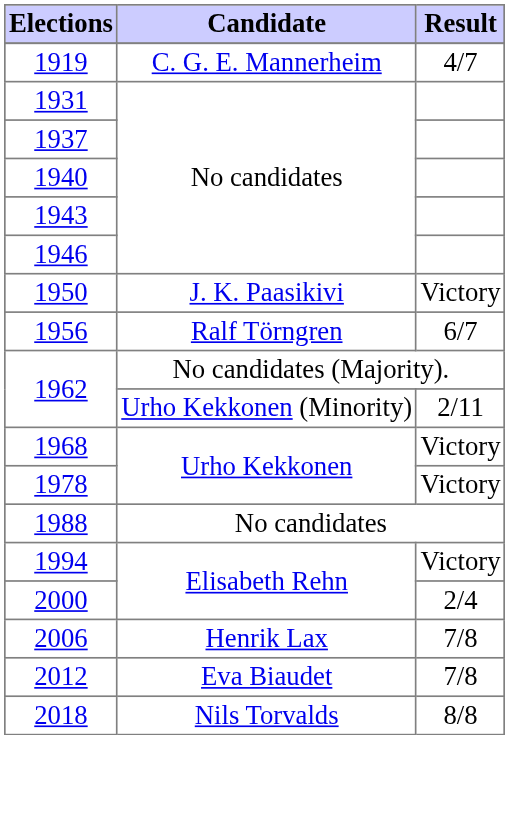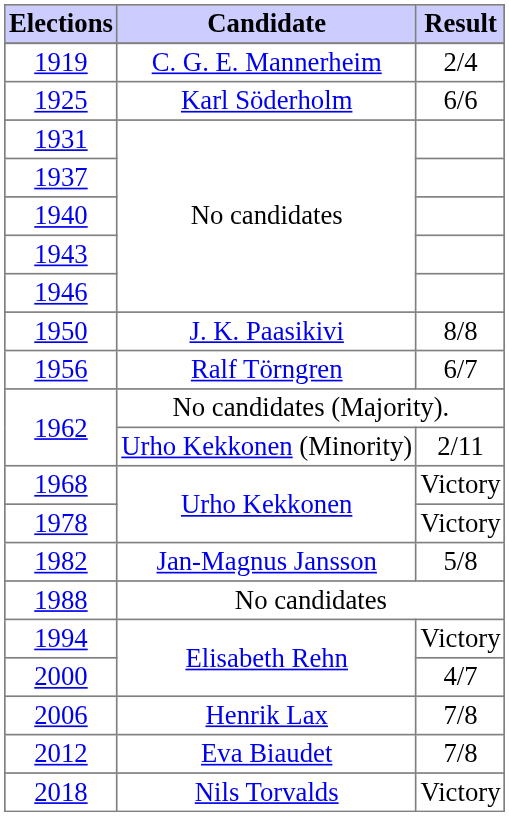(461, 62) 4/7 -> (461, 62) 2/4
+ row: (61, 100)
(461, 292) Victory -> (461, 330) 8/8
+ row: (61, 561)
(461, 599) 2/4 -> (461, 676) 4/7
(461, 715) 8/8 -> (461, 791) Victory
